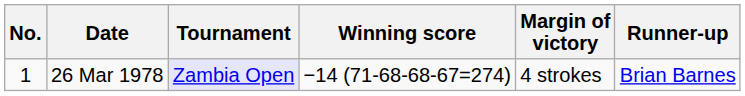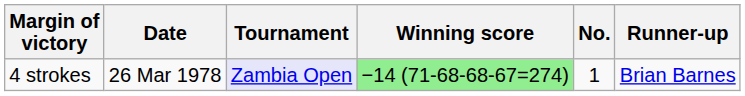columns swapped: (25, 32) <-> (565, 32)
(407, 75) no background -> (465, 75) lightgreen background
